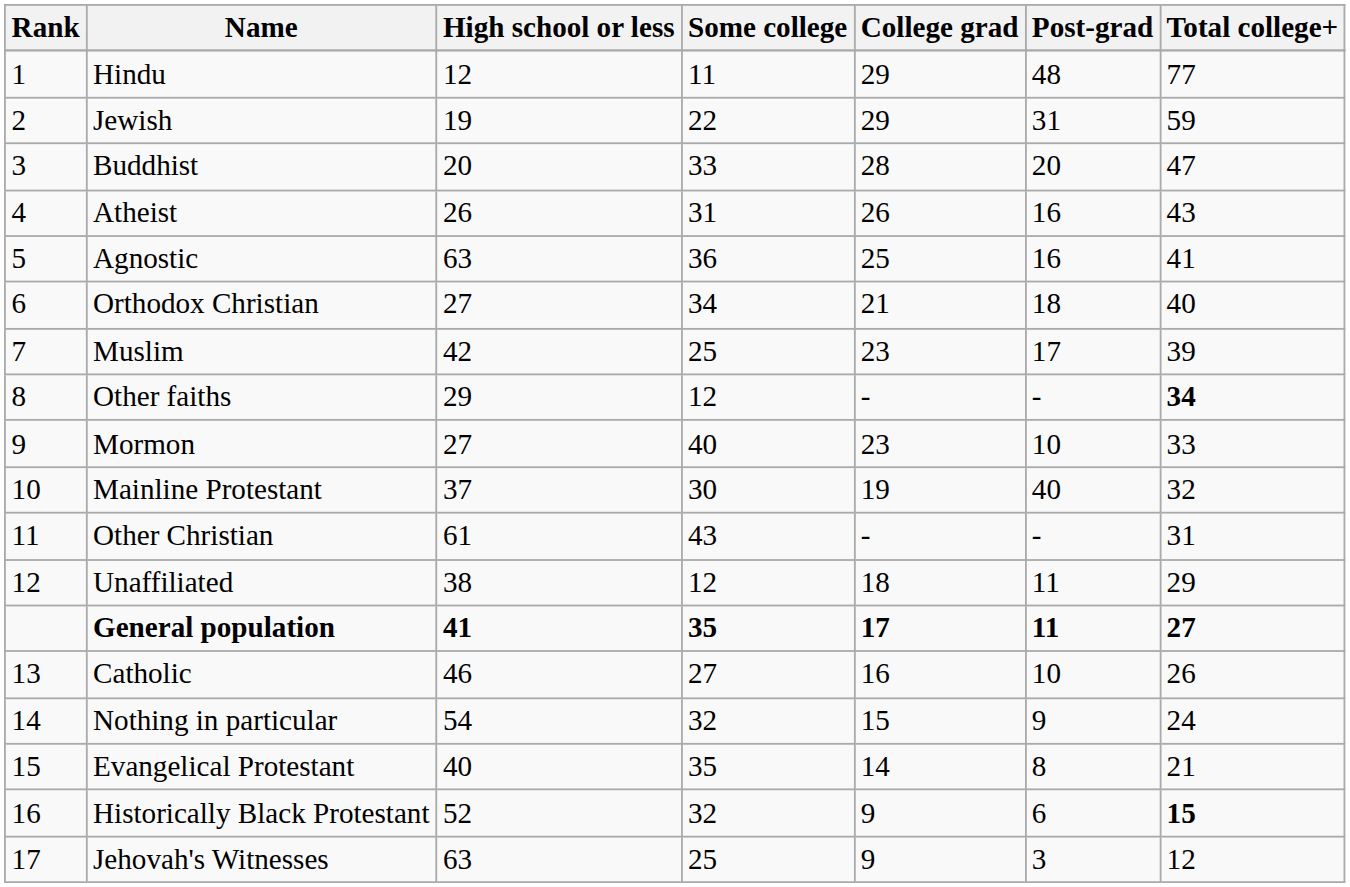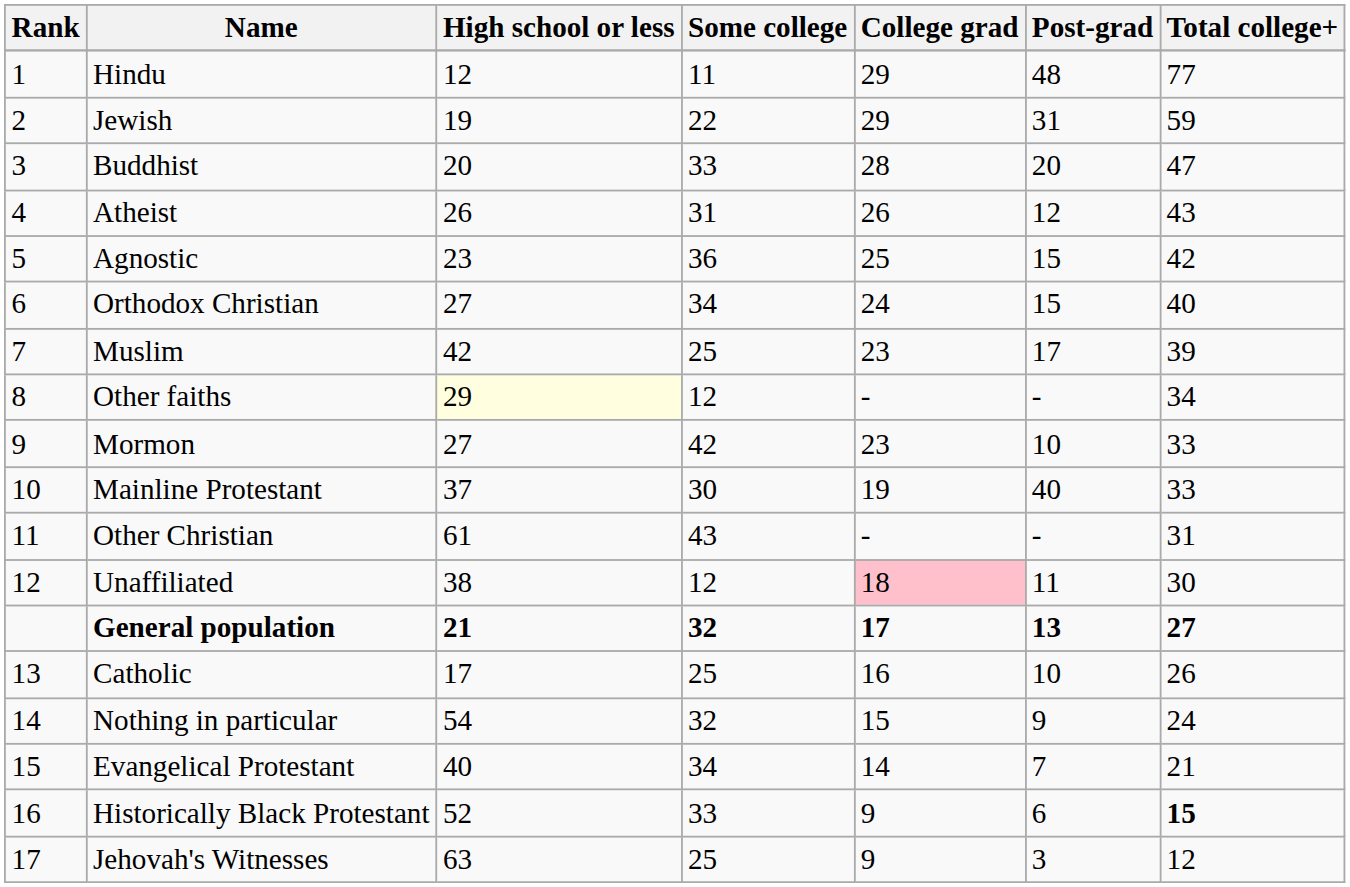(1046, 212) 16 -> (1046, 212) 12
(457, 258) 63 -> (457, 258) 23
(1046, 258) 16 -> (1046, 258) 15
(1181, 258) 41 -> (1181, 258) 42
(875, 304) 21 -> (875, 304) 24
(1046, 304) 18 -> (1046, 304) 15
(457, 397) no background -> (457, 397) lightyellow background
(1181, 397) bold -> (1181, 397) normal
(703, 443) 40 -> (703, 443) 42
(1181, 489) 32 -> (1181, 489) 33
(875, 581) no background -> (875, 581) pink background
(1181, 581) 29 -> (1181, 581) 30
(457, 627) 41 -> (457, 627) 21
(703, 627) 35 -> (703, 627) 32
(1046, 627) 11 -> (1046, 627) 13
(457, 674) 46 -> (457, 674) 17
(703, 674) 27 -> (703, 674) 25
(703, 766) 35 -> (703, 766) 34
(1039, 766) 8 -> (1039, 766) 7
(703, 812) 32 -> (703, 812) 33
